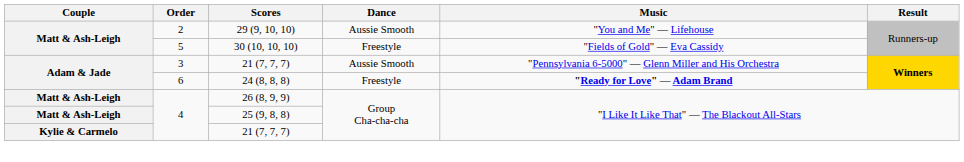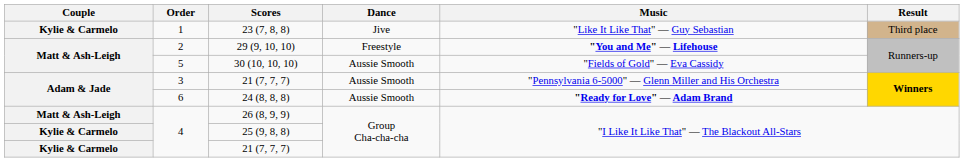+ row: (181, 30)
(381, 30) Aussie Smooth -> (381, 47) Freestyle
(654, 30) normal -> (654, 47) bold
(381, 47) Freestyle -> (381, 64) Aussie Smooth
(381, 81) Freestyle -> (381, 98) Aussie Smooth
(79, 115) Matt & Ash-Leigh -> (79, 132) Kylie & Carmelo
